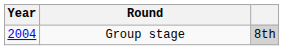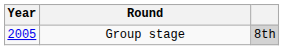(22, 35) 2004 -> (22, 35) 2005
